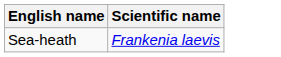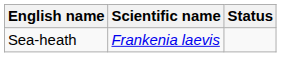+ column: (250, 16)
